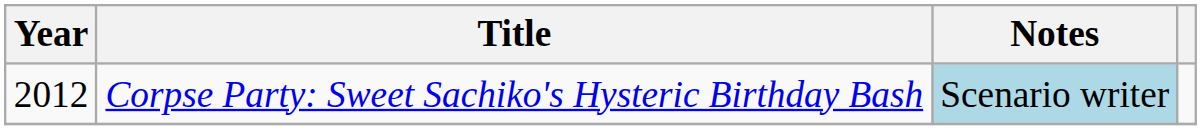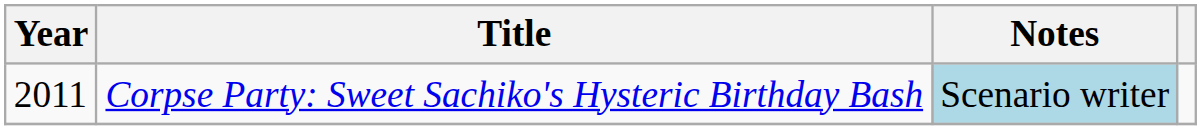(51, 93) 2012 -> (50, 93) 2011
